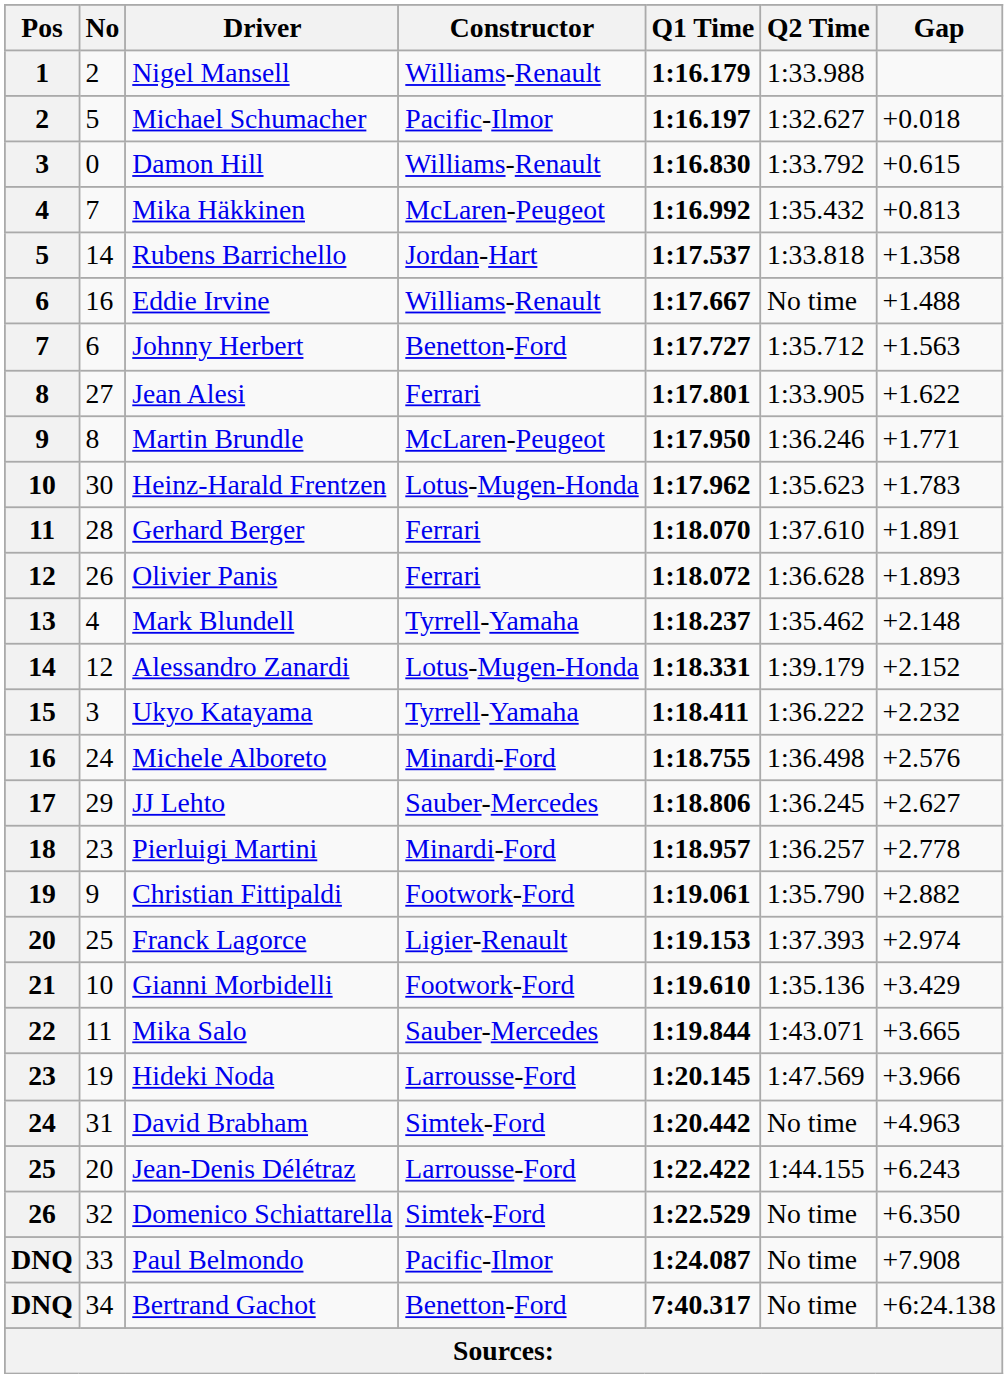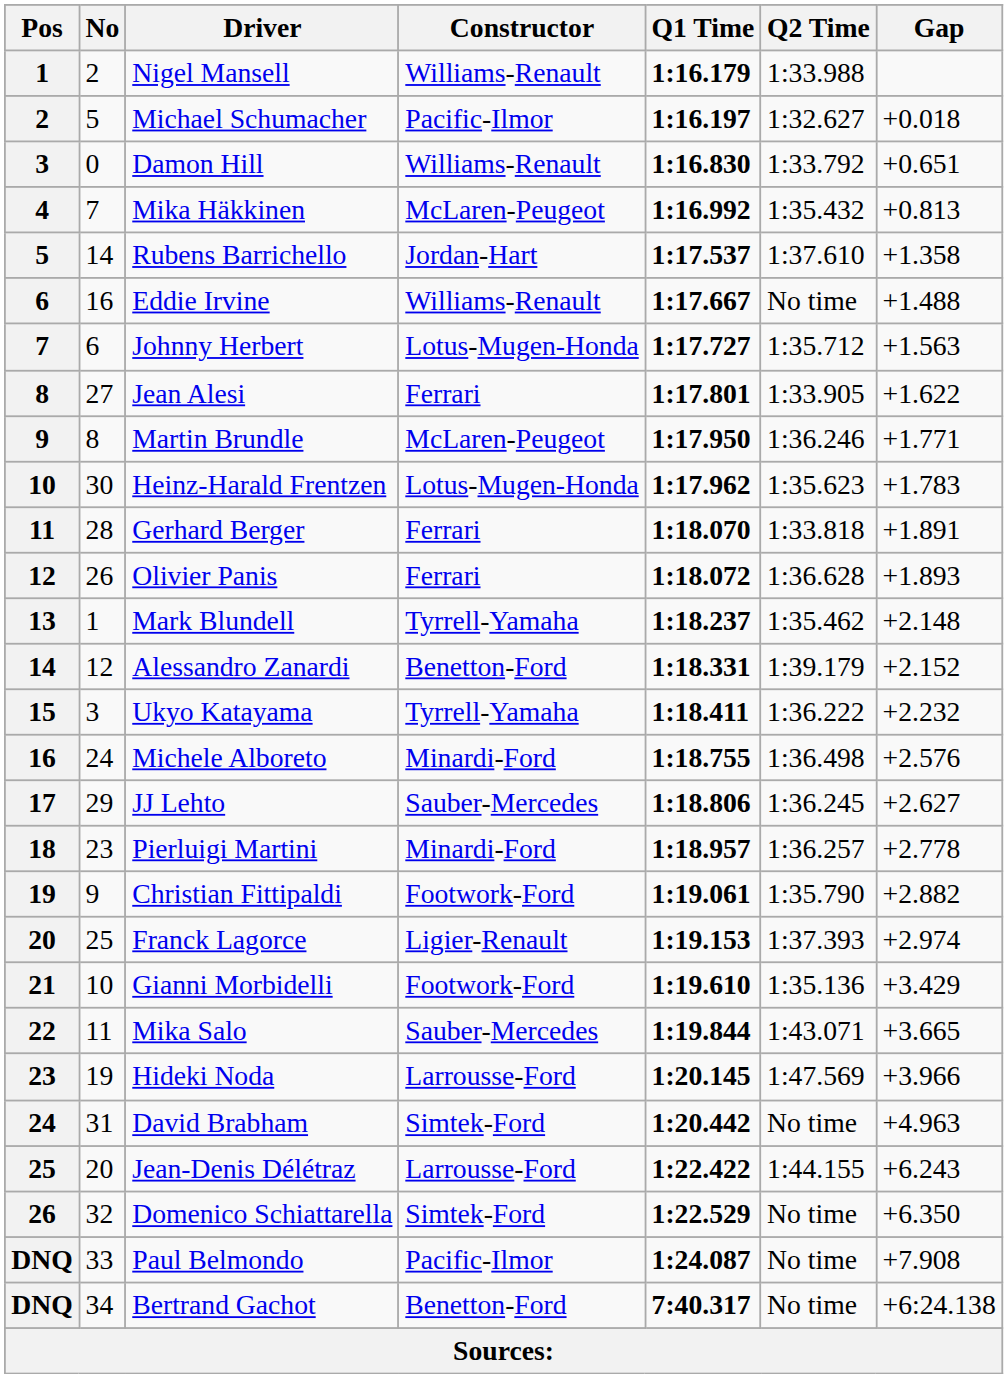(922, 164) +0.615 -> (922, 164) +0.651
(816, 255) 1:33.818 -> (816, 255) 1:37.610
(486, 346) Benetton-Ford -> (522, 346) Lotus-Mugen-Honda
(816, 529) 1:37.610 -> (816, 529) 1:33.818
(93, 620) 4 -> (93, 620) 1
(522, 666) Lotus-Mugen-Honda -> (486, 666) Benetton-Ford
